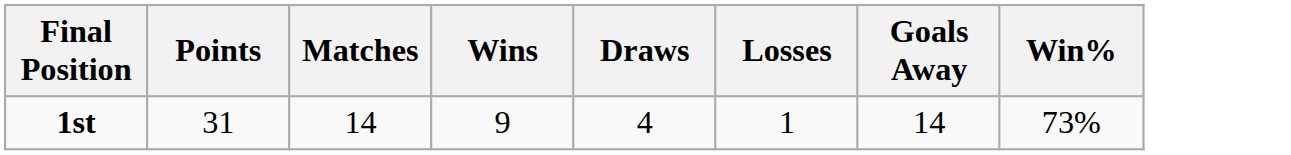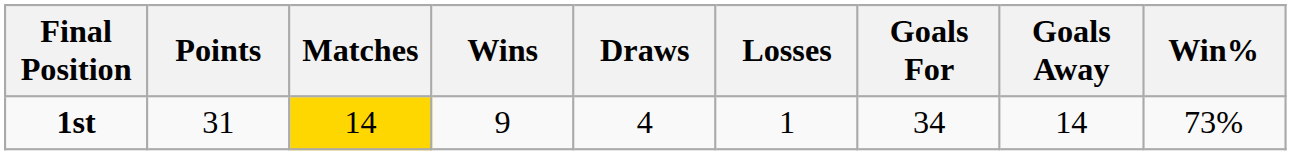+ column: (929, 50)
(360, 122) no background -> (360, 122) gold background
